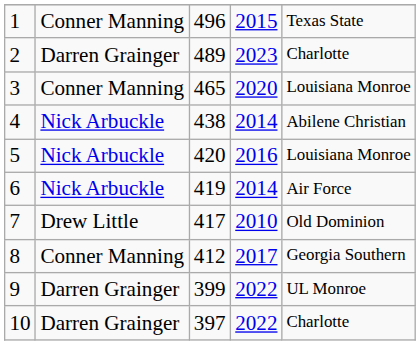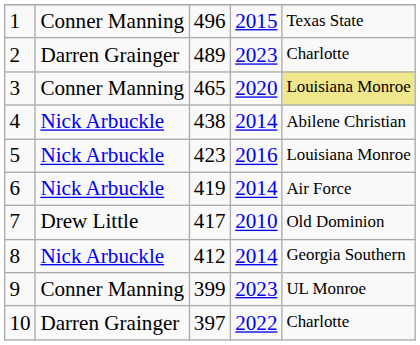(349, 88) no background -> (349, 88) khaki background
(210, 155) 420 -> (210, 155) 423
(112, 255) Conner Manning -> (102, 255) Nick Arbuckle
(256, 255) 2017 -> (256, 255) 2014
(110, 289) Darren Grainger -> (112, 289) Conner Manning
(256, 289) 2022 -> (256, 289) 2023
